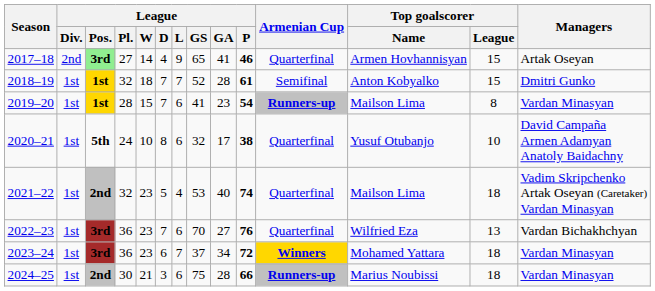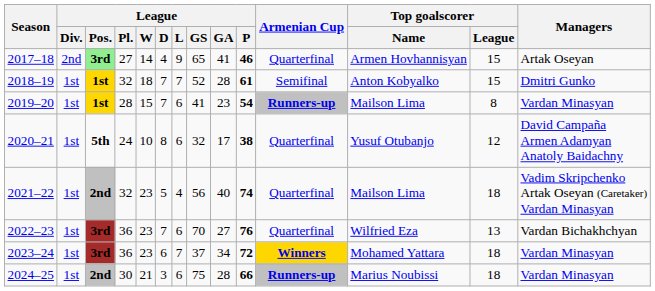(494, 140) 10 -> (494, 140) 12
(199, 193) 53 -> (199, 193) 56
